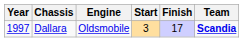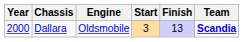(18, 29) 1997 -> (18, 29) 2000
(177, 29) 17 -> (177, 29) 13
